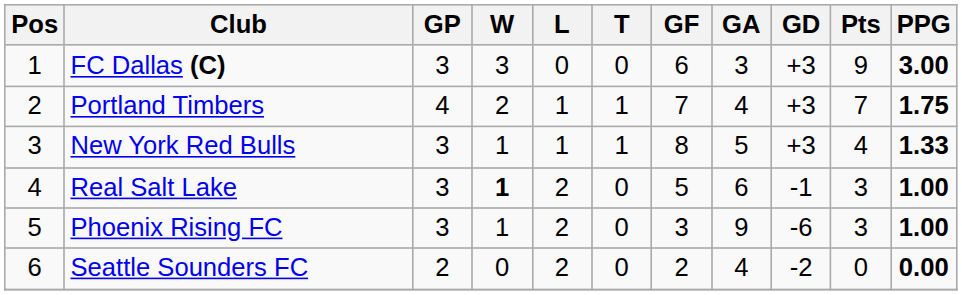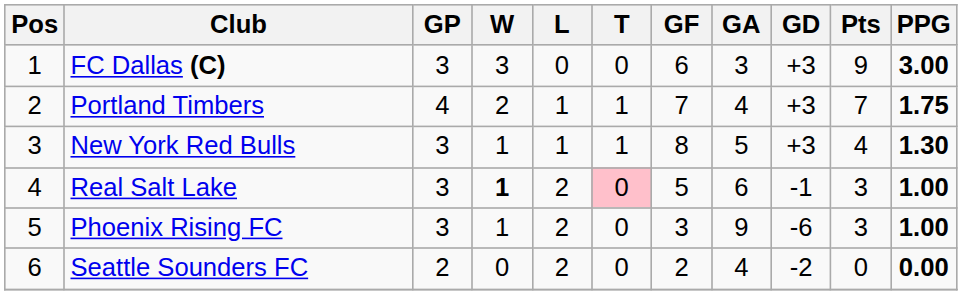(924, 146) 1.33 -> (924, 146) 1.30
(622, 187) no background -> (622, 187) pink background
